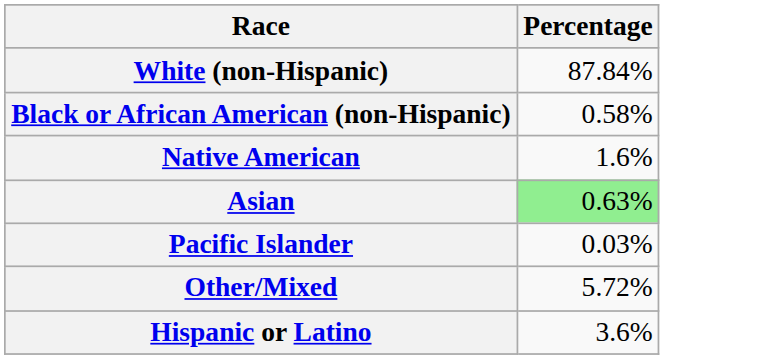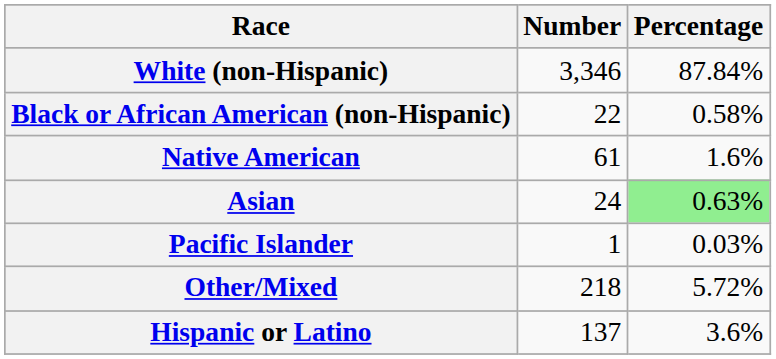+ column: (572, 26)
